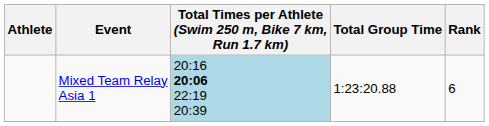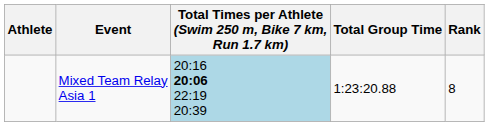(452, 88) 6 -> (452, 88) 8
